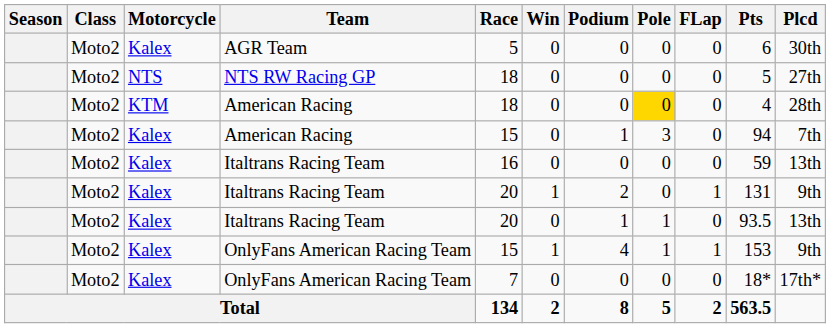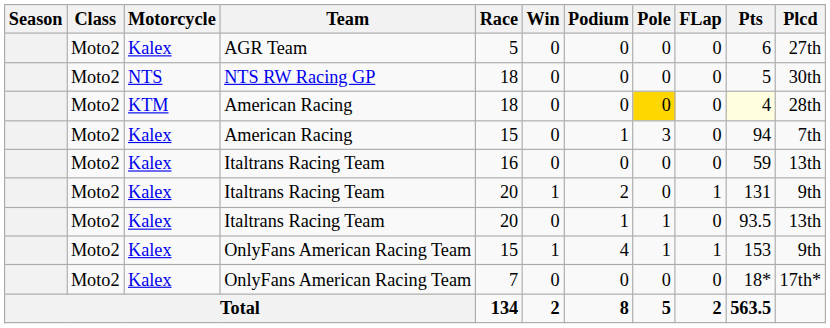(805, 47) 30th -> (805, 47) 27th
(805, 76) 27th -> (805, 76) 30th
(767, 105) no background -> (767, 105) lightyellow background
